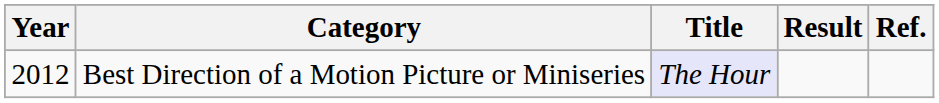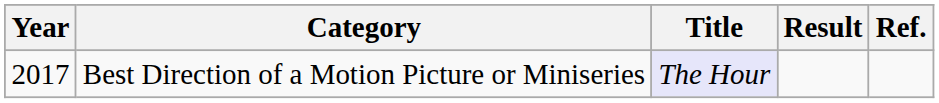(41, 73) 2012 -> (41, 73) 2017
